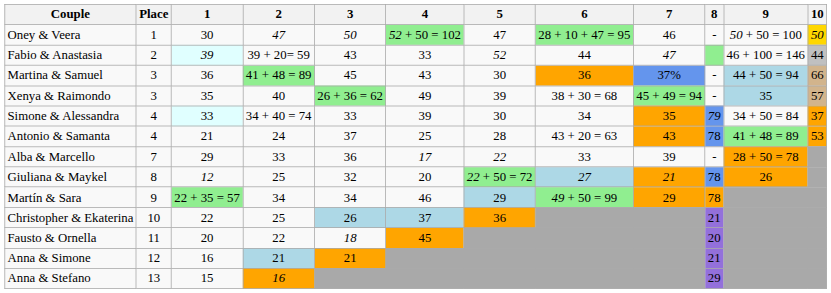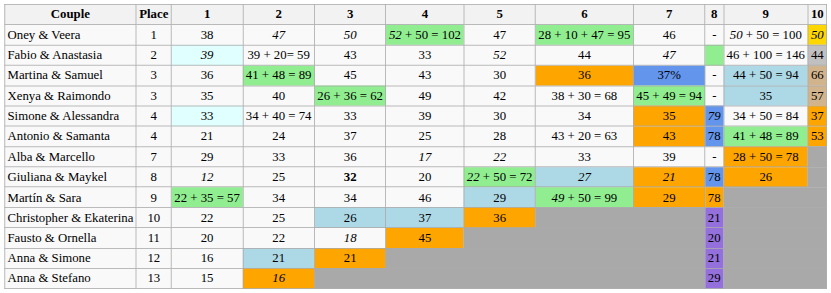(207, 34) 30 -> (207, 34) 38
(500, 95) 39 -> (500, 95) 42
(350, 177) normal -> (350, 177) bold
